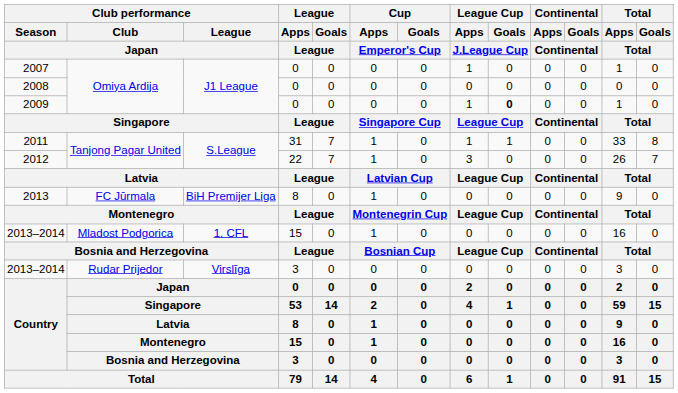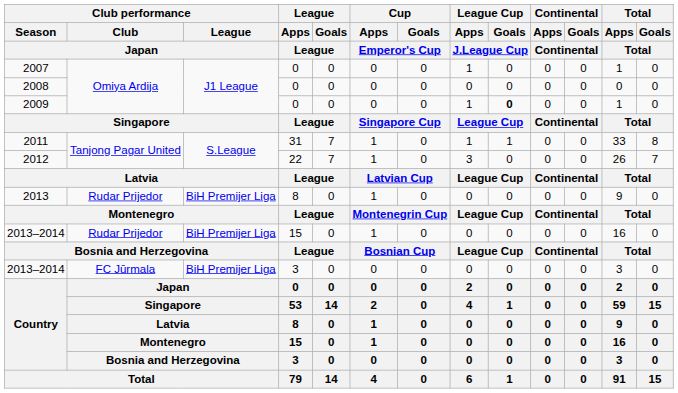(125, 196) FC Jūrmala -> (125, 196) Rudar Prijedor
(125, 232) Mladost Podgorica -> (125, 232) Rudar Prijedor
(231, 232) 1. CFL -> (231, 232) BiH Premijer Liga
(125, 269) Rudar Prijedor -> (125, 269) FC Jūrmala
(231, 269) Virslīga -> (231, 269) BiH Premijer Liga
